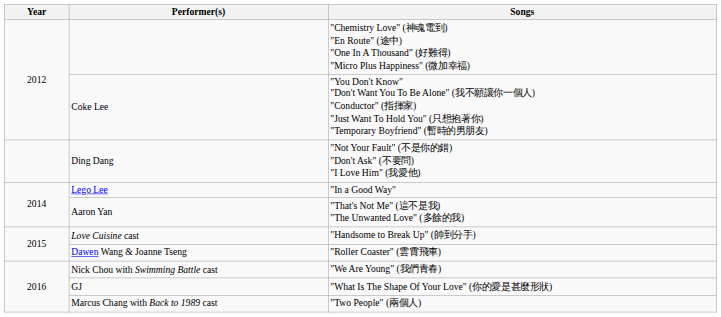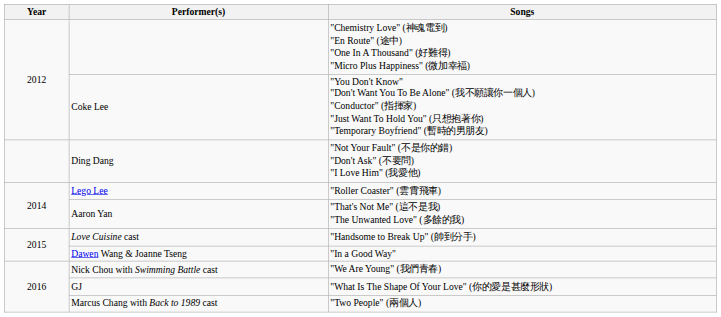(363, 190) "In a Good Way" -> (386, 190) "Roller Coaster" (雲霄飛車)
(386, 252) "Roller Coaster" (雲霄飛車) -> (363, 253) "In a Good Way"
